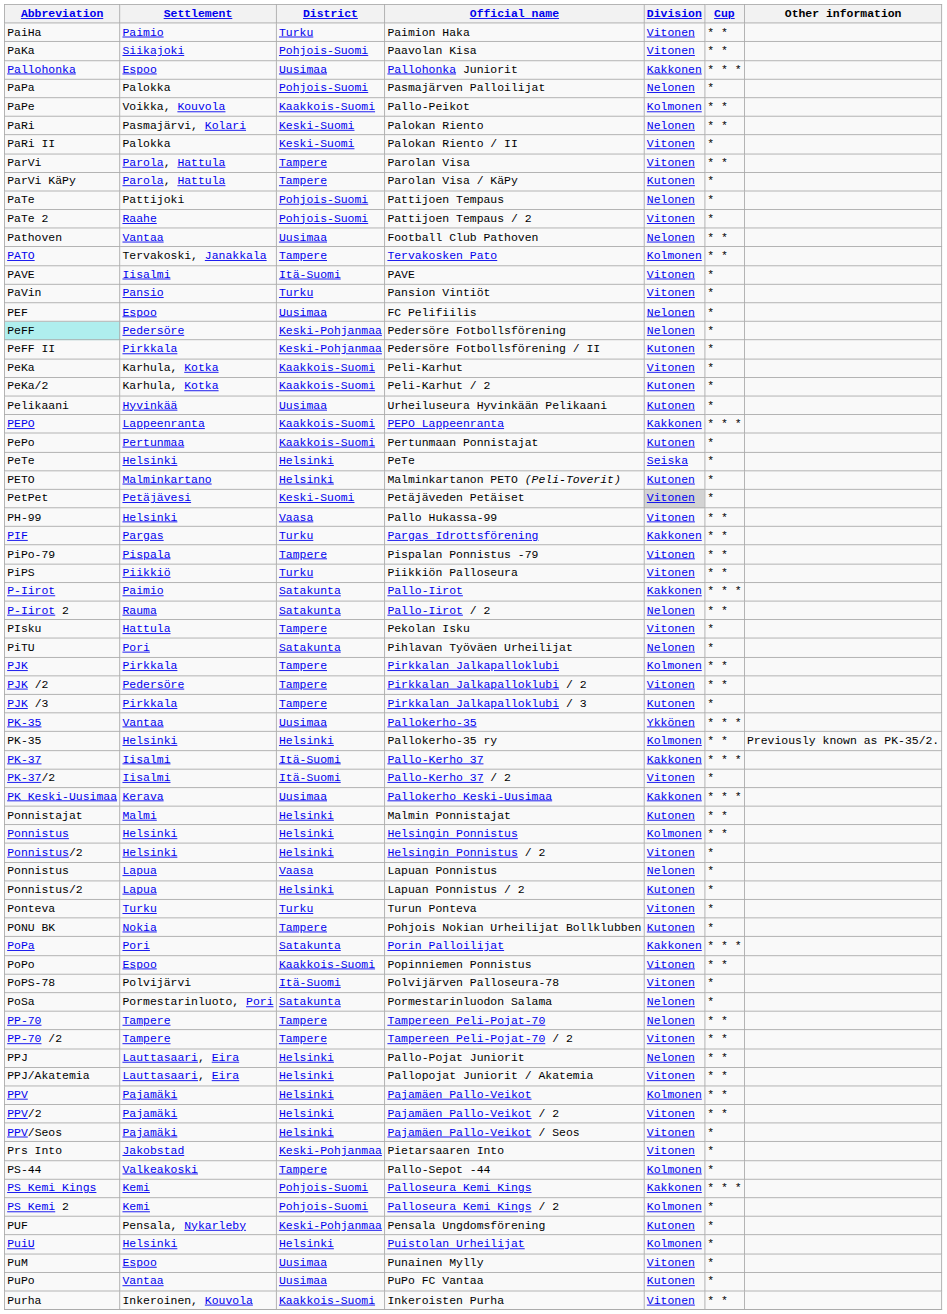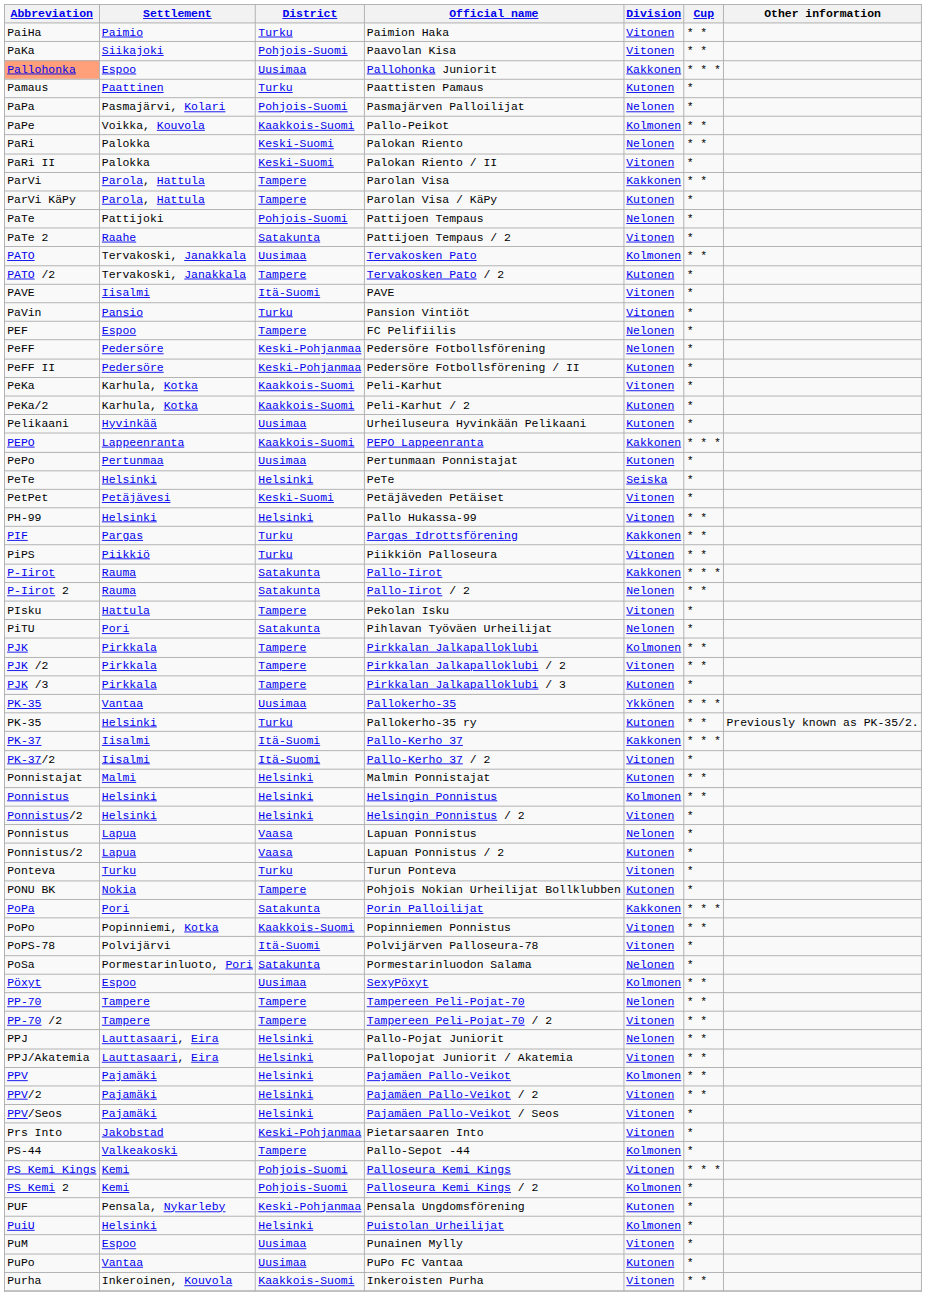(41, 70) no background -> (41, 70) lightsalmon background
+ row: (425, 88)
(146, 88) Palokka -> (164, 107) Pasmajärvi, Kolari
(184, 126) Pasmajärvi, Kolari -> (126, 144) Palokka
(671, 163) Vitonen -> (654, 182) Kakkonen
(324, 219) Pohjois-Suomi -> (289, 238) Satakunta
- row: (463, 238)
(303, 256) Tampere -> (282, 256) Uusimaa
+ row: (435, 275)
(303, 312) Uusimaa -> (282, 331) Tampere
(21, 331) paleturquoise background -> (21, 349) no background
(150, 349) Pirkkala -> (133, 368) Pedersöre
(327, 443) Kaakkois-Suomi -> (282, 461) Uusimaa
- row: (504, 480)
(671, 499) lightgrey background -> (650, 499) no background
(296, 517) Vaasa -> (286, 517) Helsinki
- row: (463, 554)
(143, 592) Paimio -> (119, 573) Rauma
(153, 685) Pedersöre -> (129, 666) Pirkkala
(306, 741) Helsinki -> (276, 722) Turku
(674, 741) Kolmonen -> (650, 722) Kutonen
- row: (470, 797)
(306, 890) Helsinki -> (276, 853) Vaasa
(140, 965) Espoo -> (160, 927) Popinniemi, Kotka
+ row: (398, 983)
(674, 1188) Kakkonen -> (650, 1170) Vitonen
